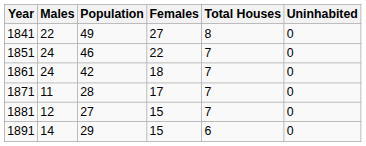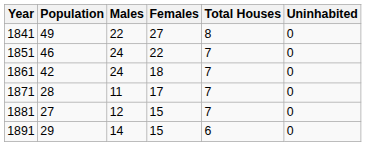columns swapped: (112, 14) <-> (57, 14)
